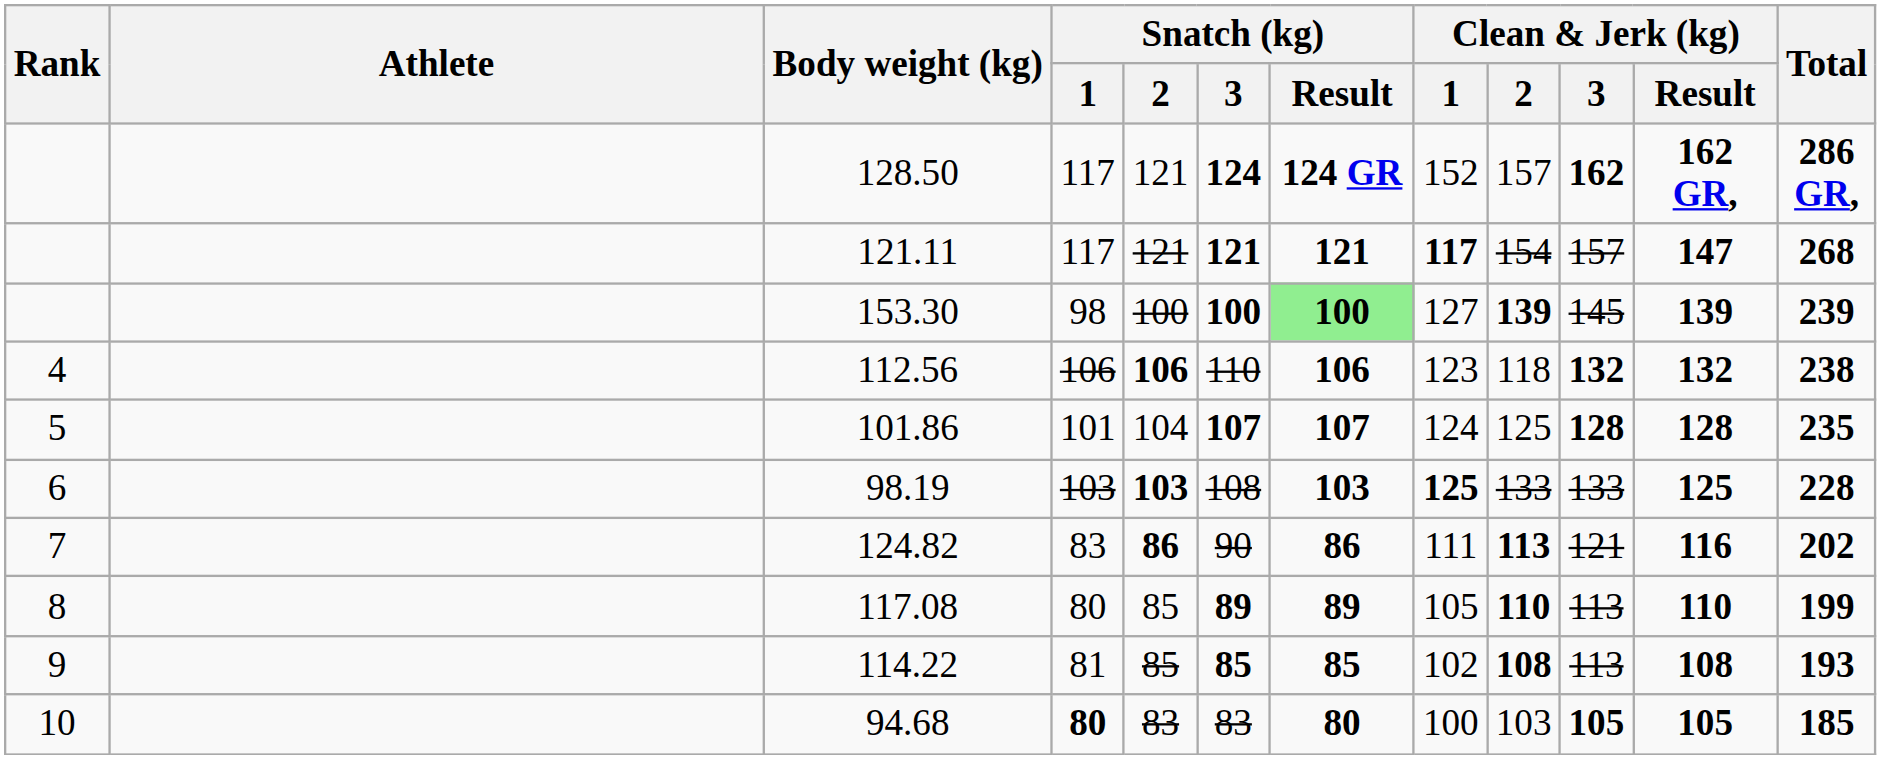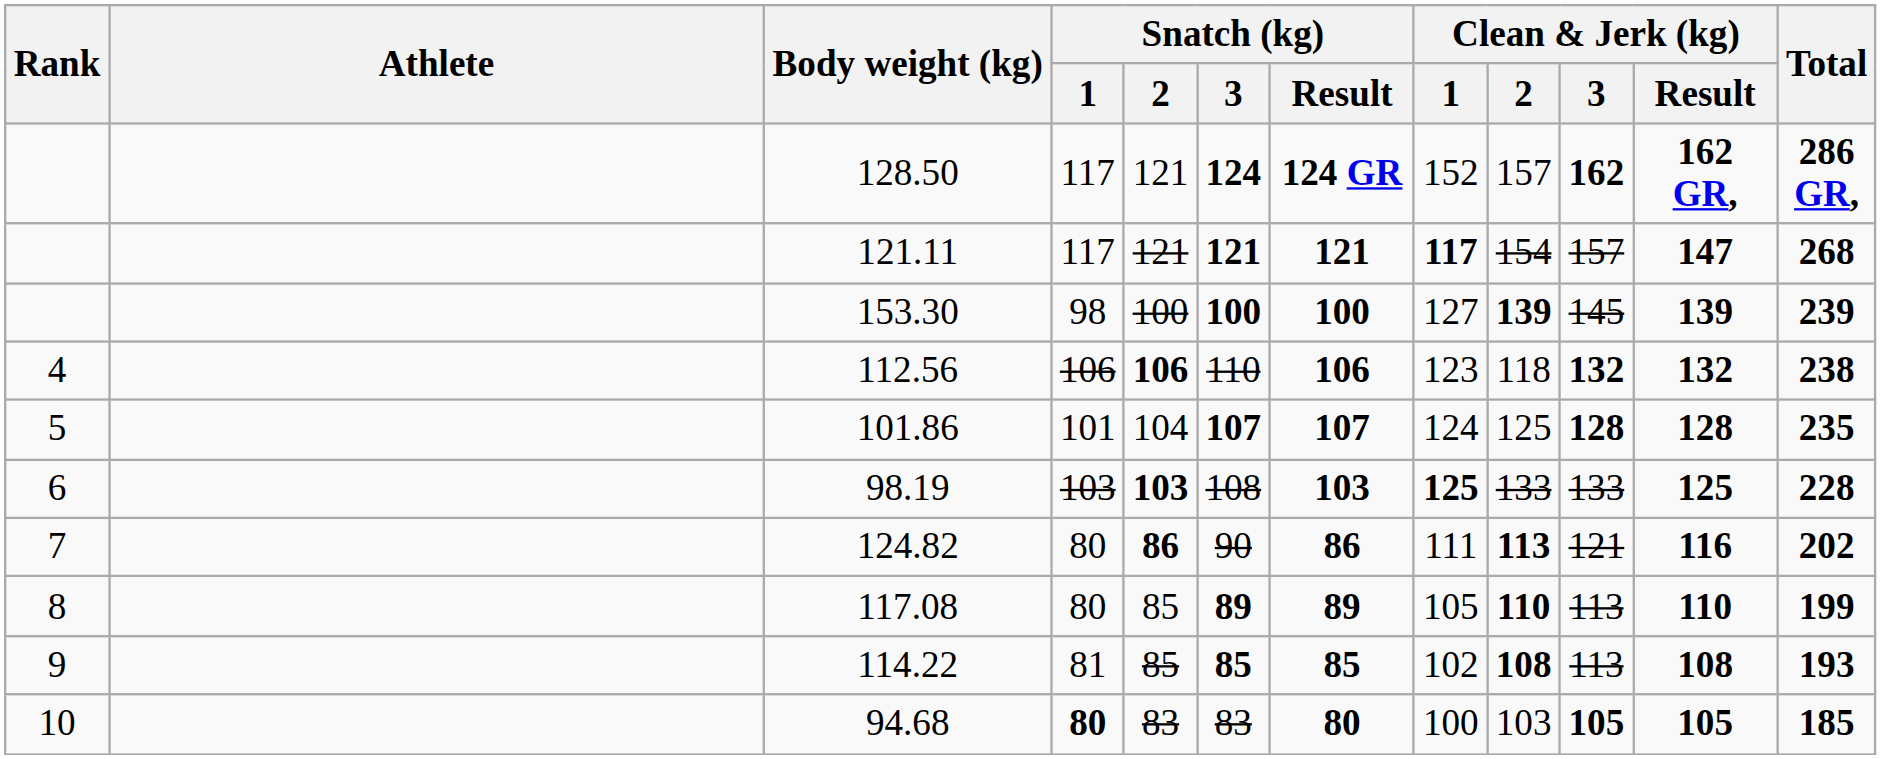(1342, 311) lightgreen background -> (1342, 311) no background
(1088, 546) 83 -> (1088, 546) 80
